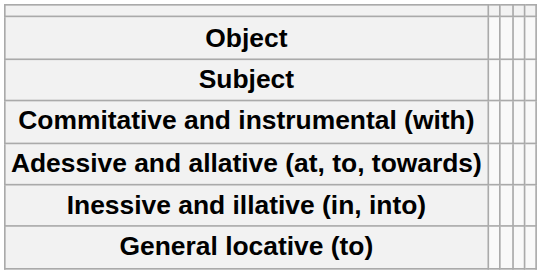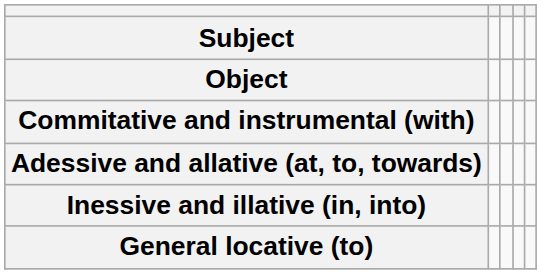rows swapped: (246, 79) <-> (246, 37)
